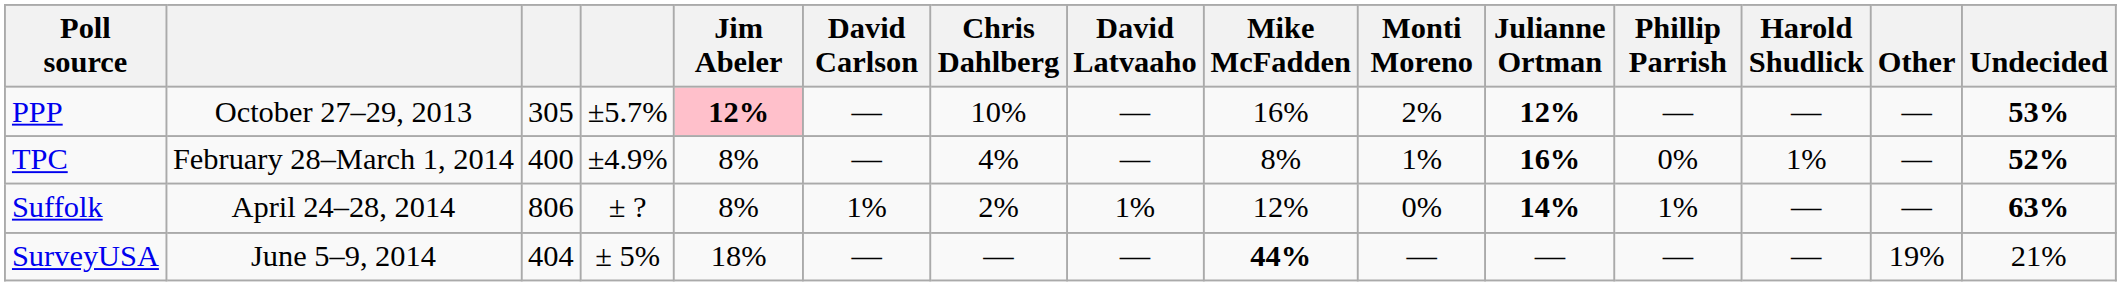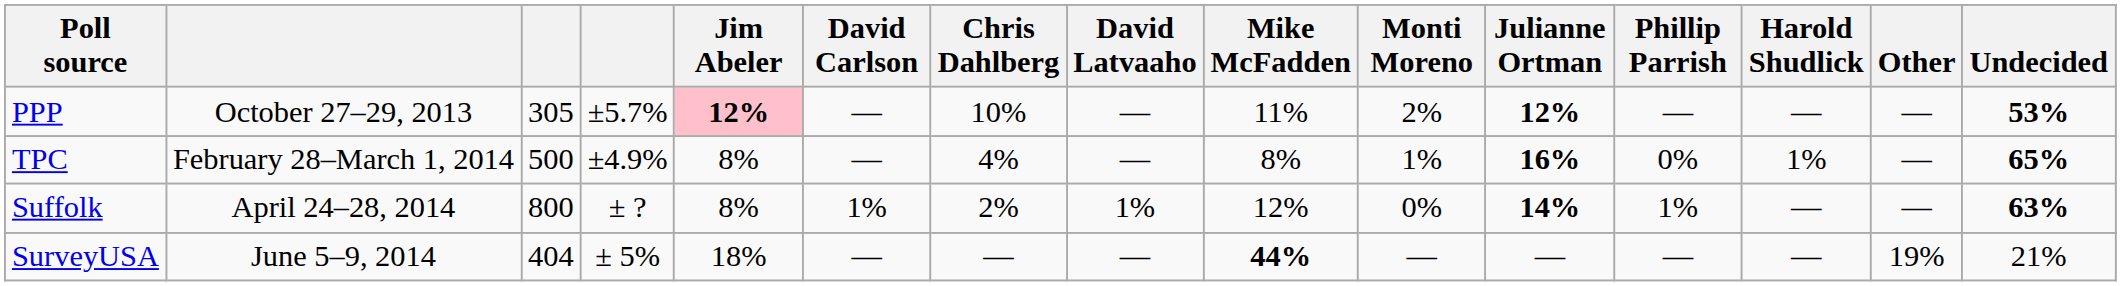(1281, 111) 16% -> (1281, 111) 11%
(551, 159) 400 -> (551, 159) 500
(2039, 159) 52% -> (2039, 159) 65%
(551, 207) 806 -> (551, 207) 800
